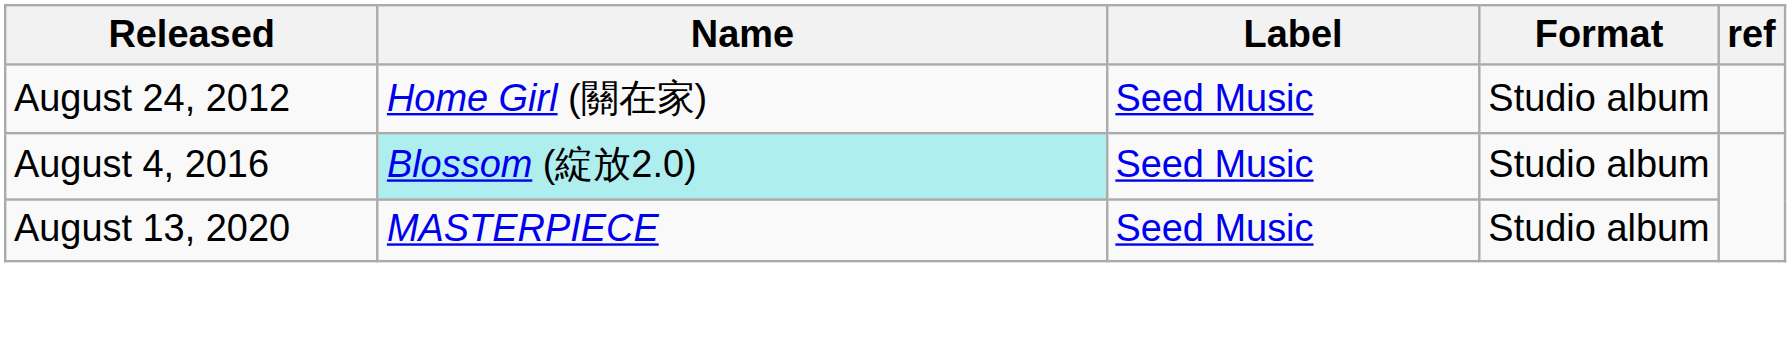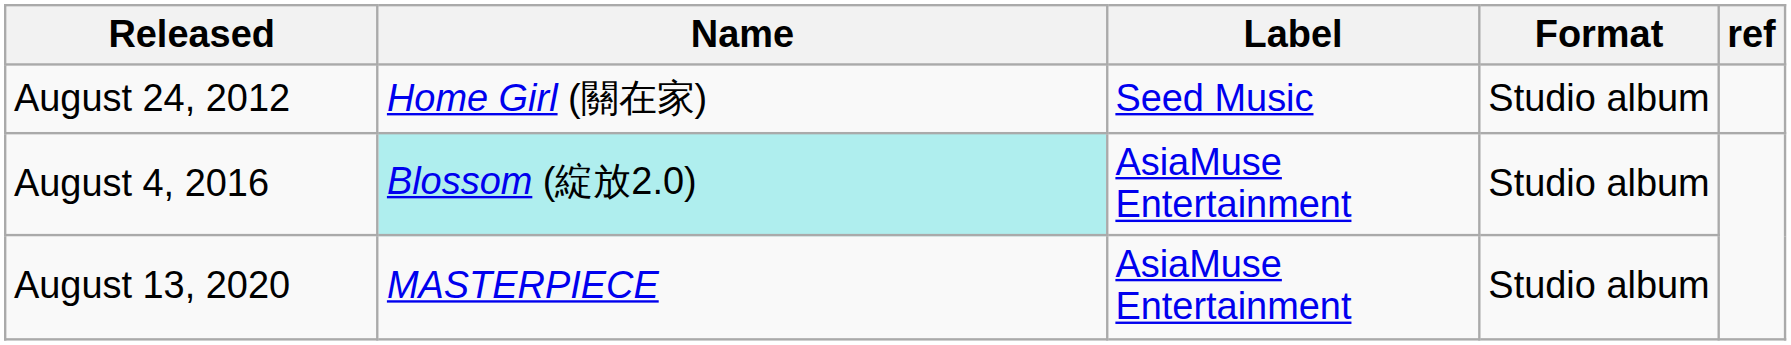(1214, 165) Seed Music -> (1233, 183) AsiaMuse Entertainment
(1214, 229) Seed Music -> (1233, 286) AsiaMuse Entertainment
